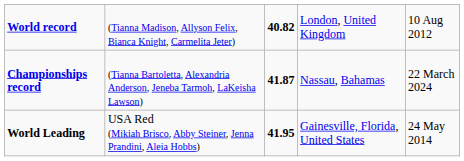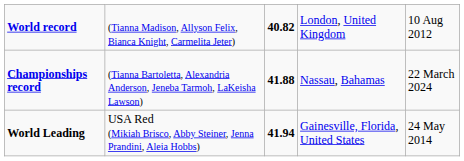(281, 80) 41.87 -> (281, 80) 41.88
(281, 133) 41.95 -> (281, 133) 41.94
